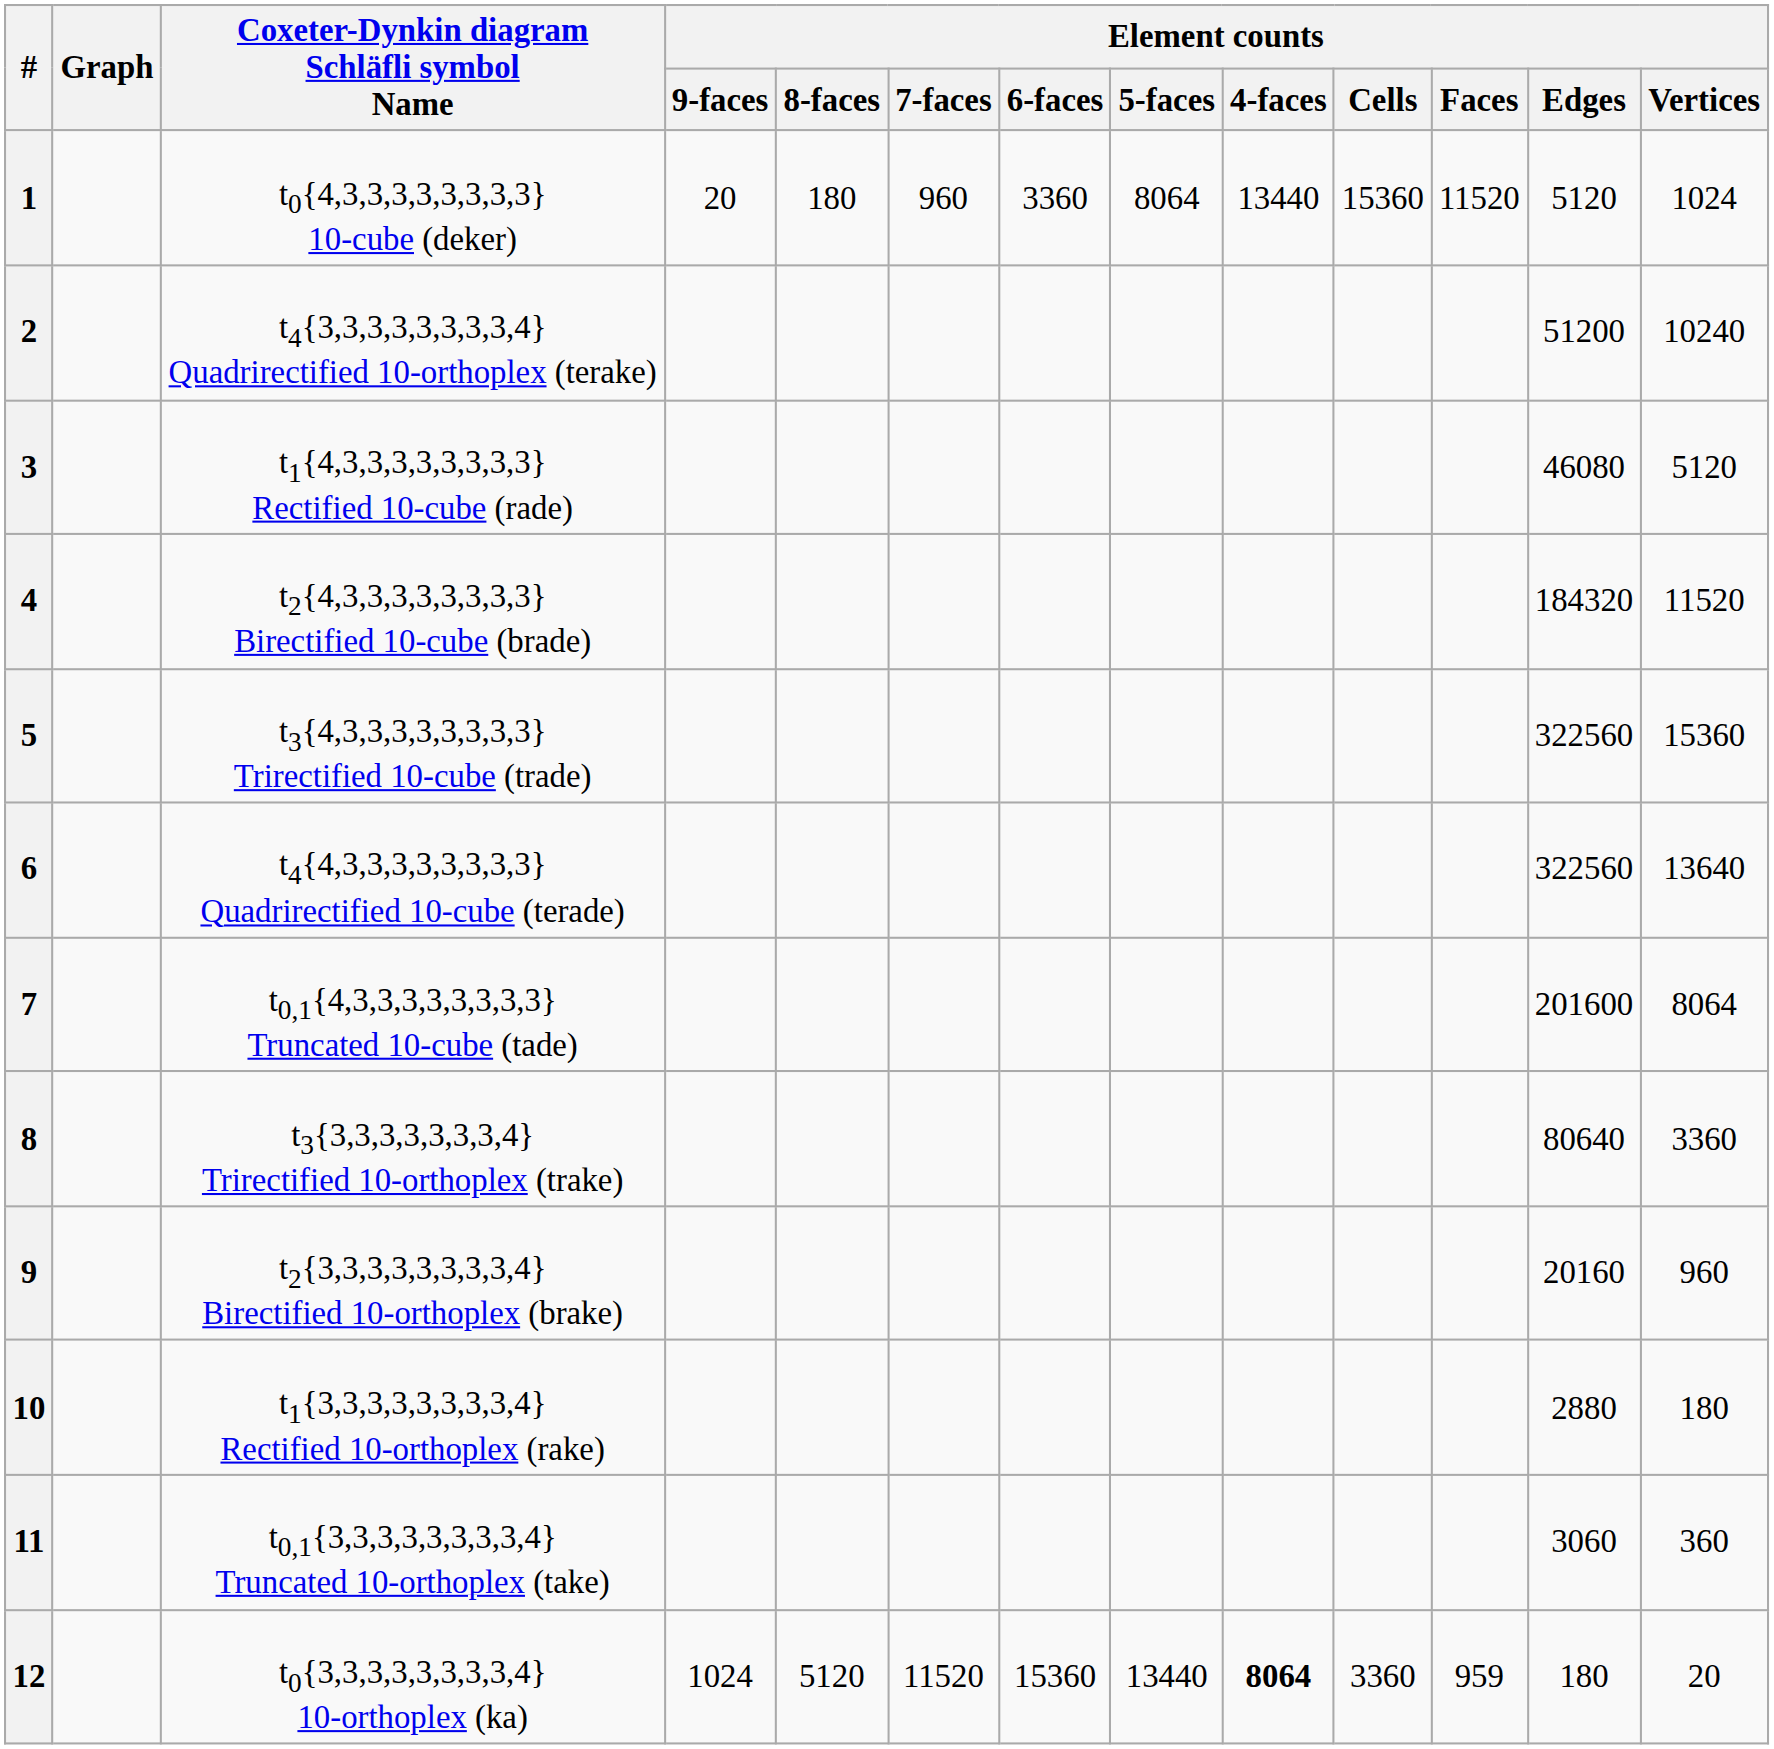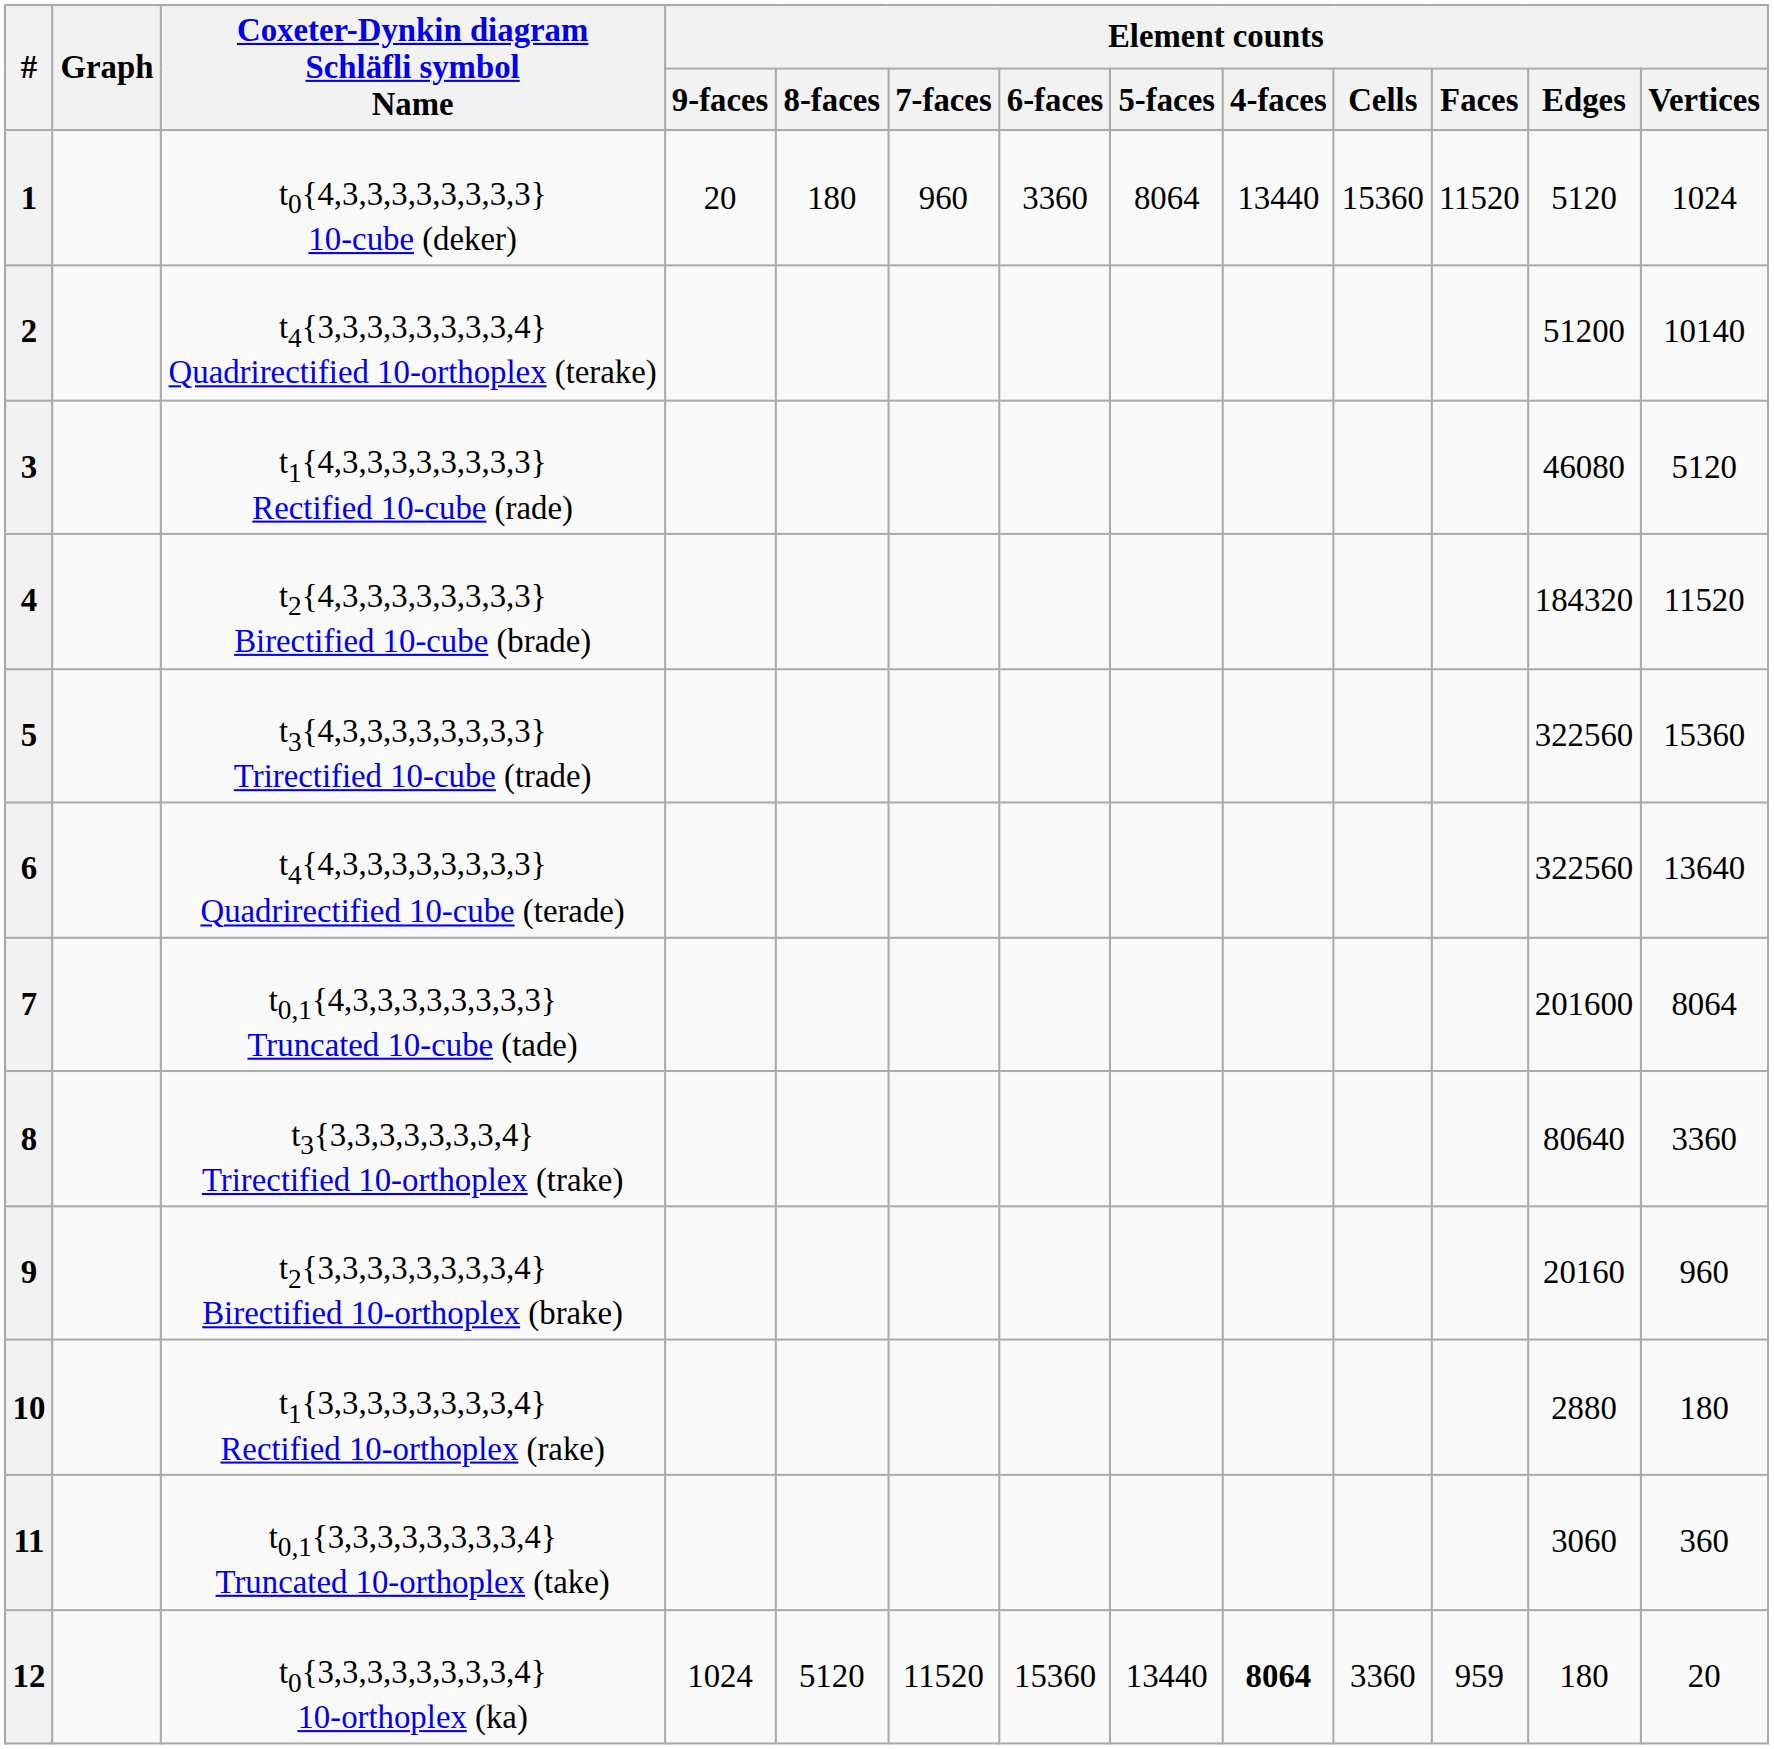(1704, 331) 10240 -> (1704, 331) 10140
